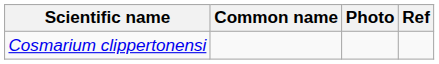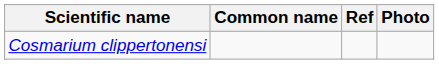columns swapped: (370, 18) <-> (416, 18)
